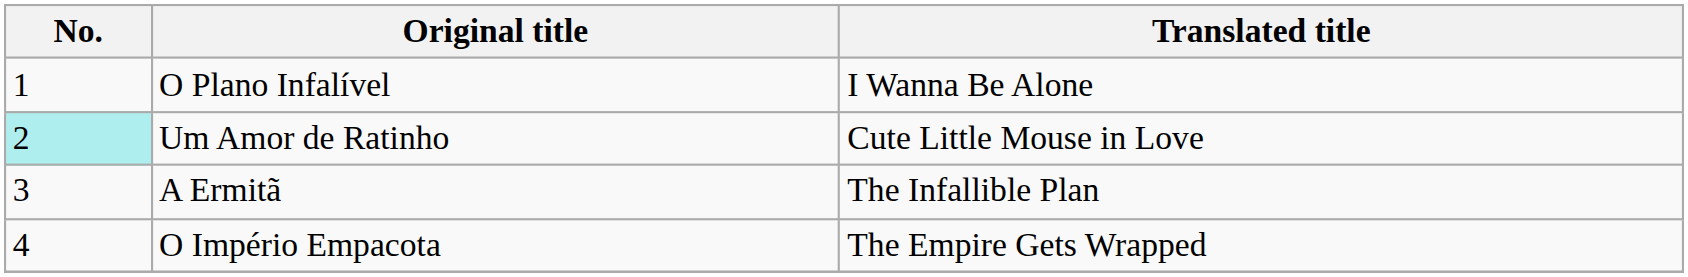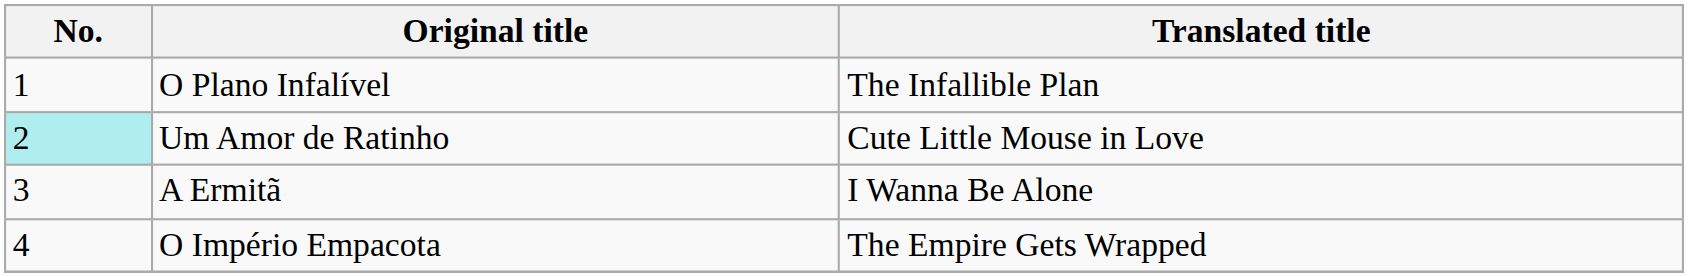(970, 84) I Wanna Be Alone -> (973, 84) The Infallible Plan
(973, 191) The Infallible Plan -> (970, 191) I Wanna Be Alone
